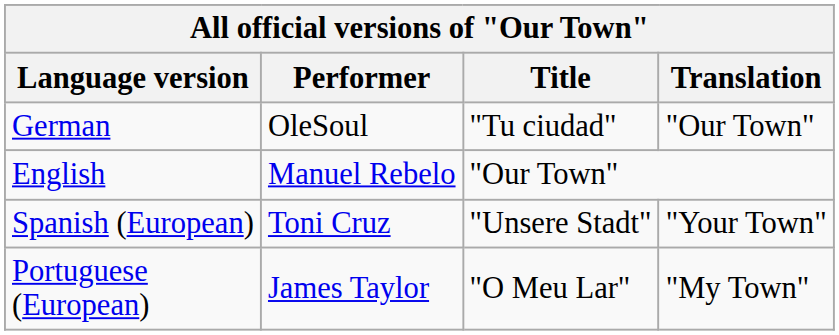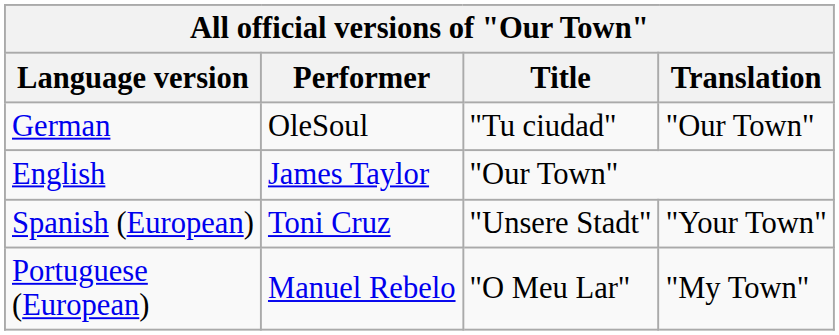(362, 174) Manuel Rebelo -> (349, 174) James Taylor
(349, 288) James Taylor -> (362, 288) Manuel Rebelo
